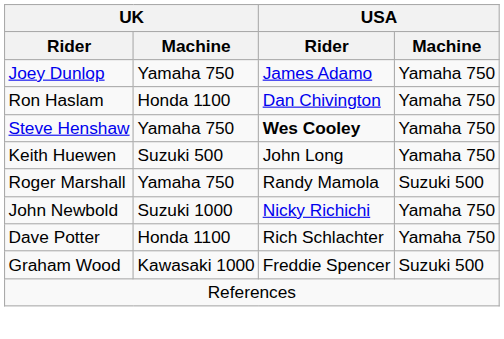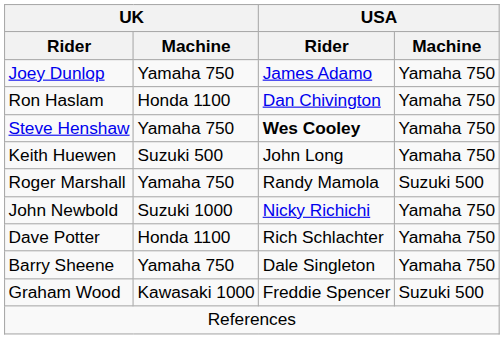+ row: (61, 264)
